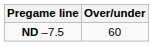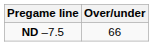(115, 31) 60 -> (115, 31) 66
